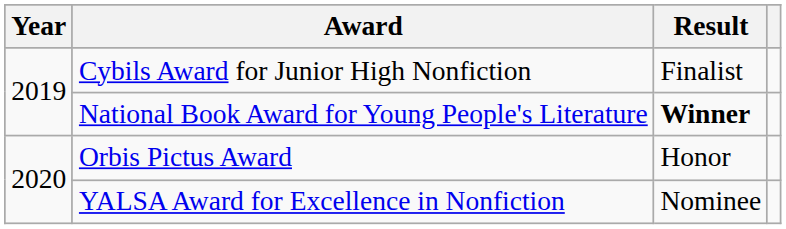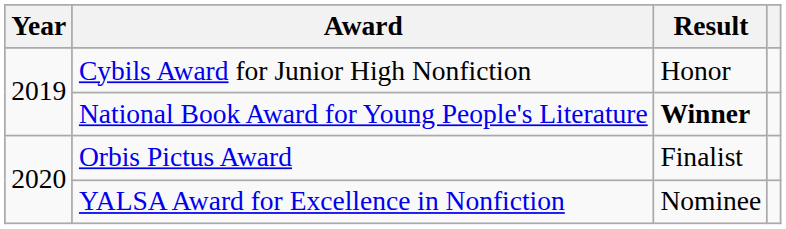(702, 69) Finalist -> (696, 69) Honor
(696, 157) Honor -> (702, 157) Finalist
